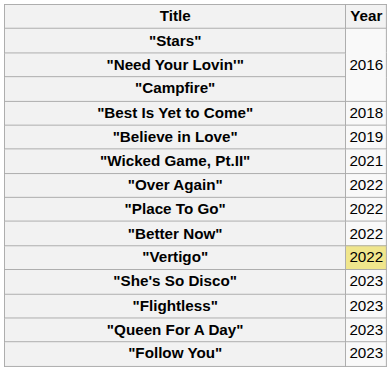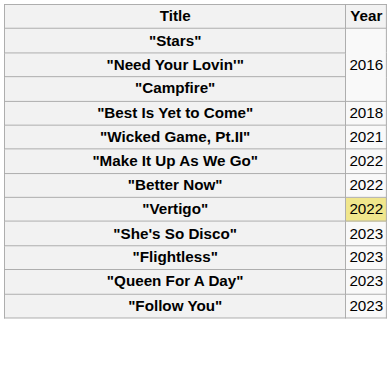- row: (175, 137)
- row: (175, 185)
+ row: (175, 161)
- row: (175, 209)
